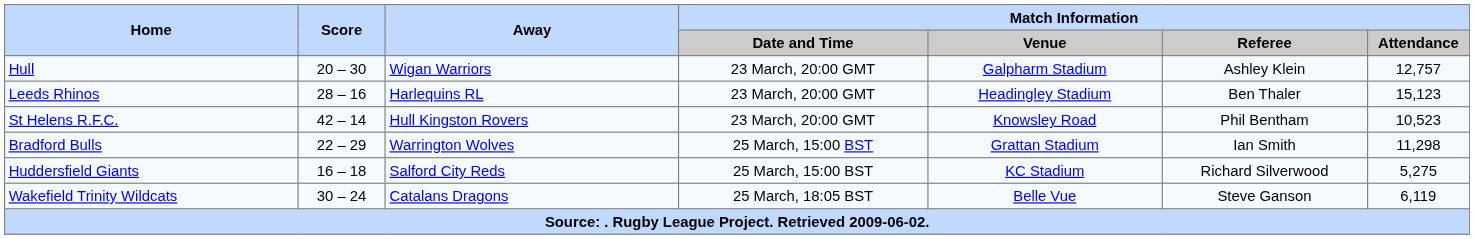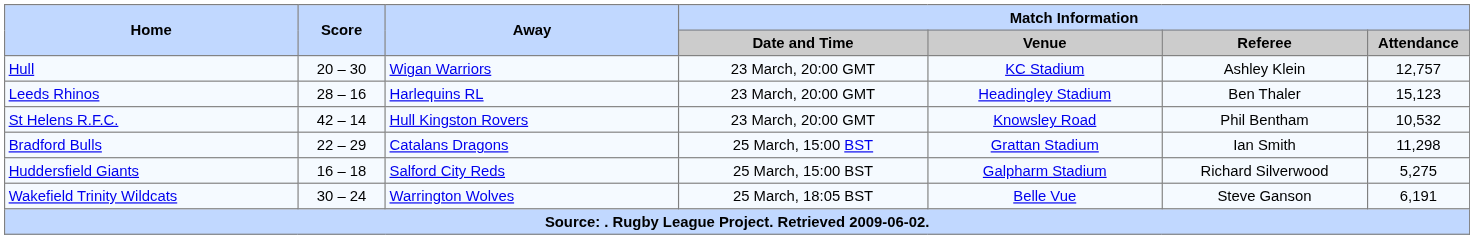(1045, 68) Galpharm Stadium -> (1045, 68) KC Stadium
(1418, 119) 10,523 -> (1418, 119) 10,532
(452, 145) Warrington Wolves -> (449, 145) Catalans Dragons
(1045, 170) KC Stadium -> (1045, 170) Galpharm Stadium
(449, 196) Catalans Dragons -> (452, 196) Warrington Wolves
(1418, 196) 6,119 -> (1418, 196) 6,191
